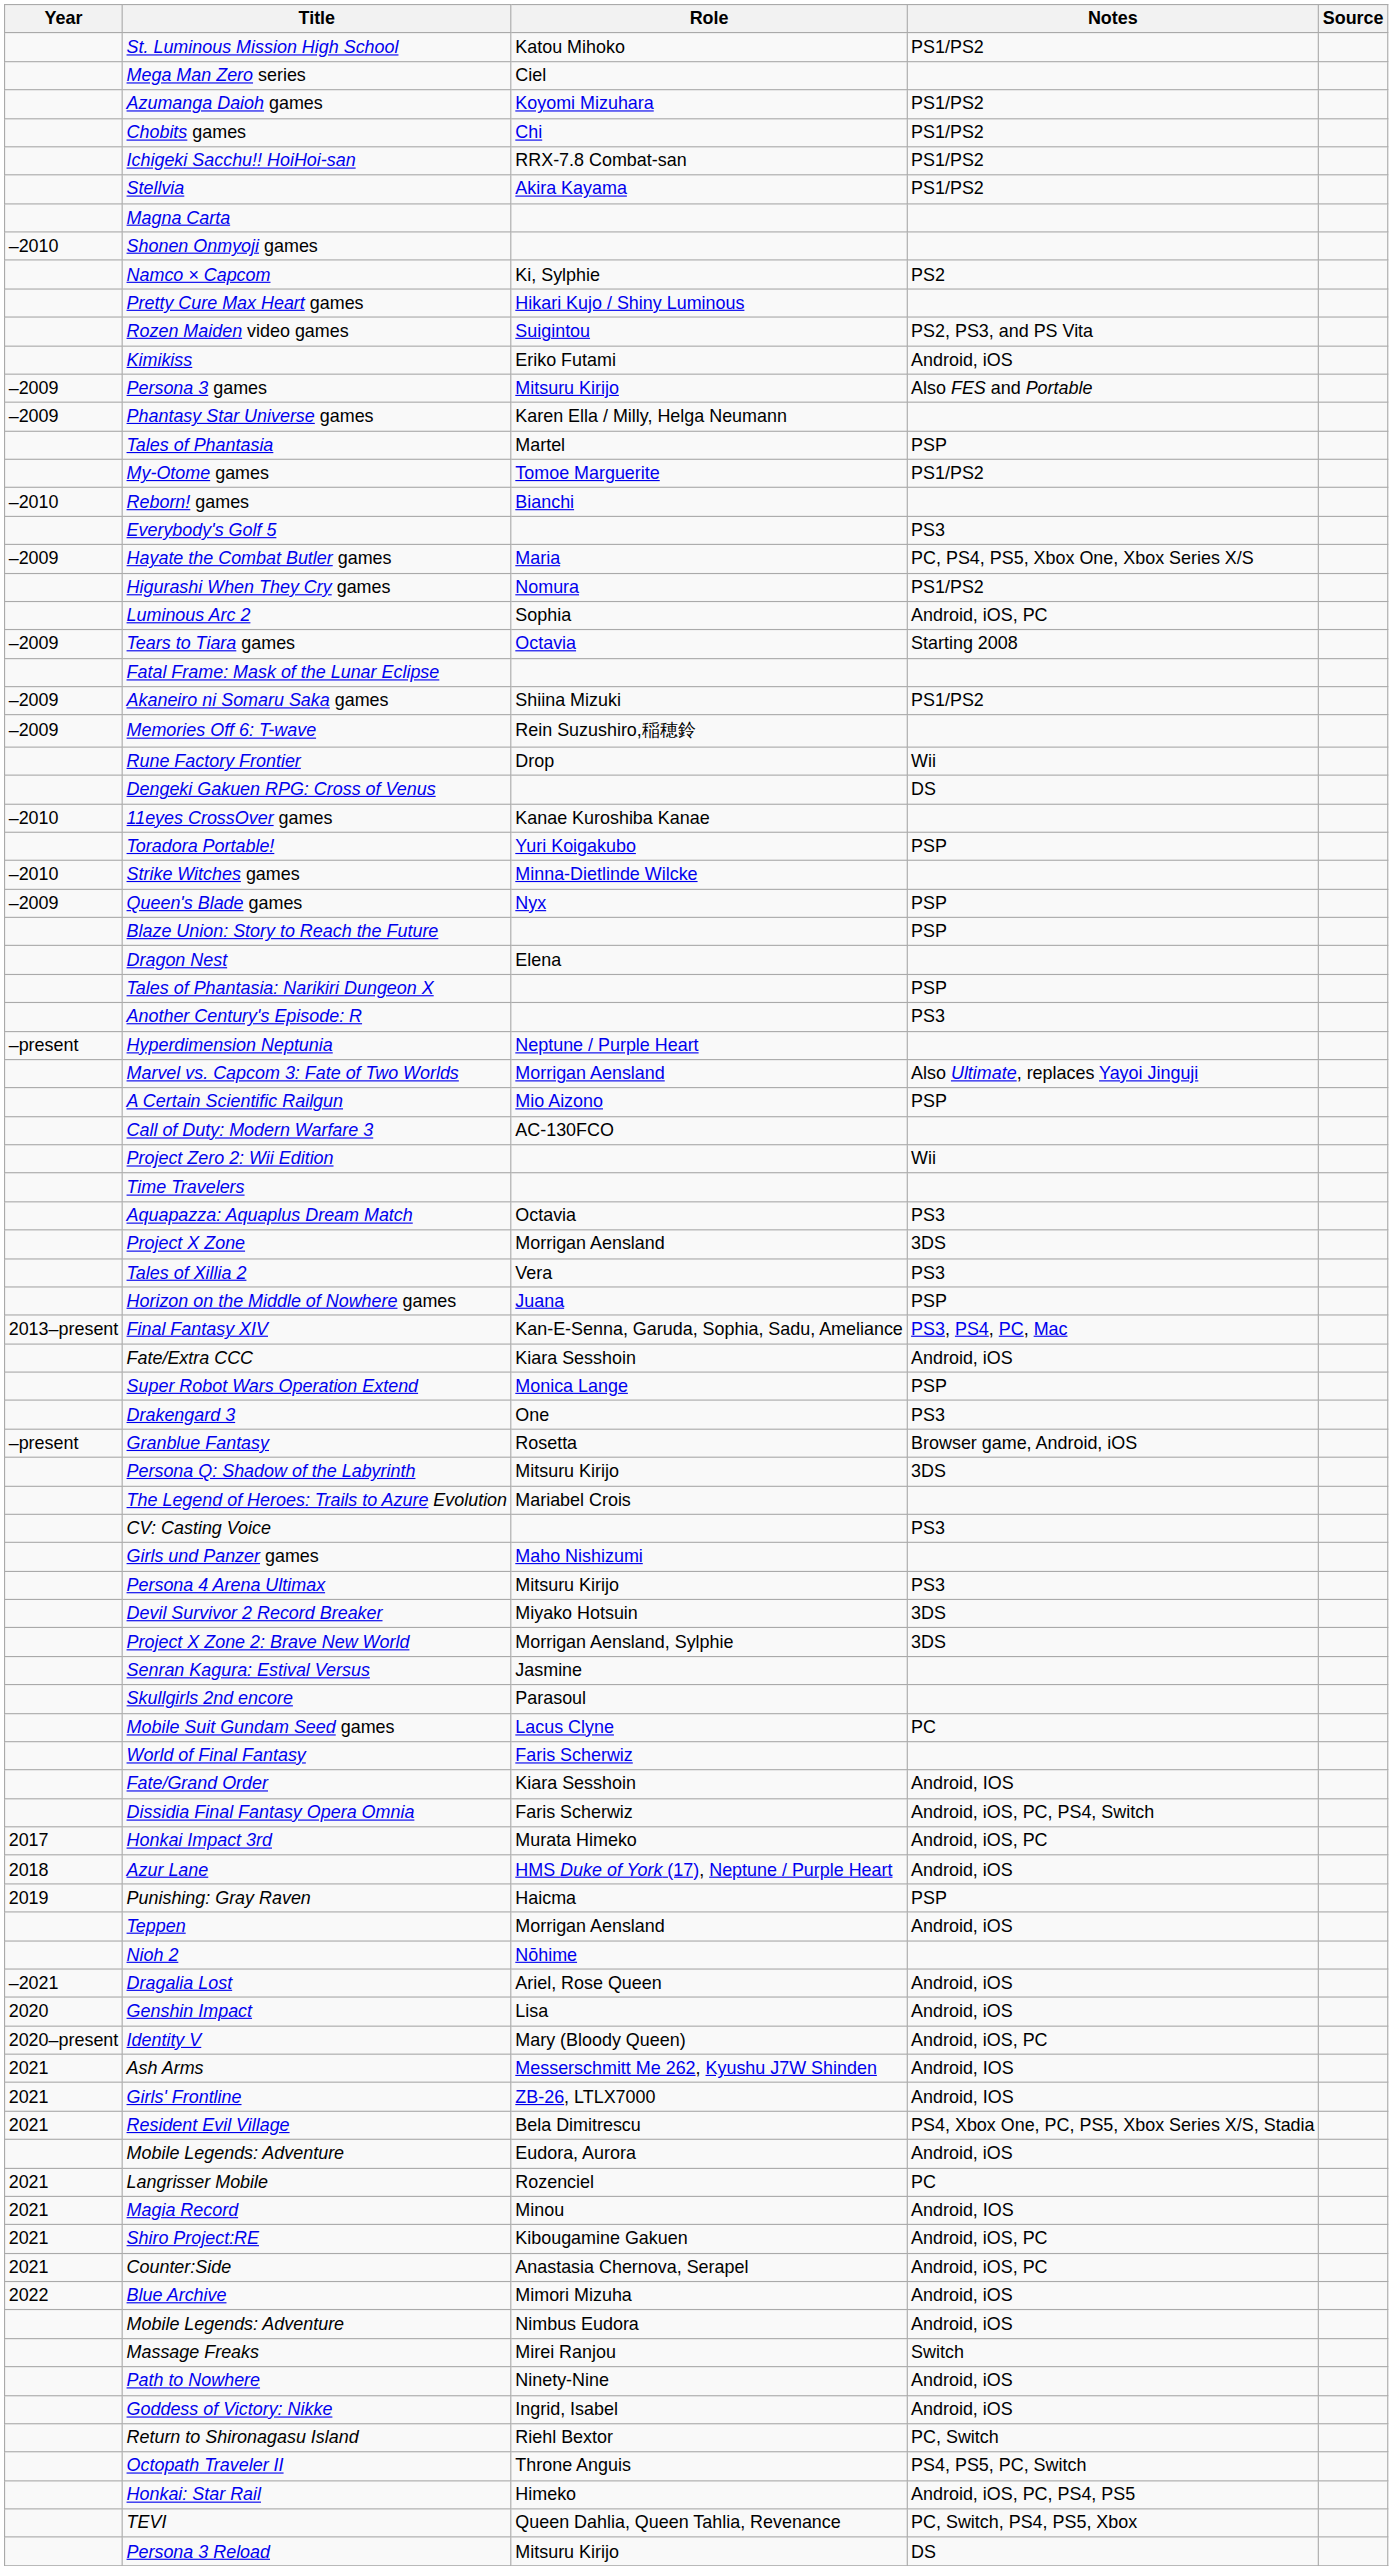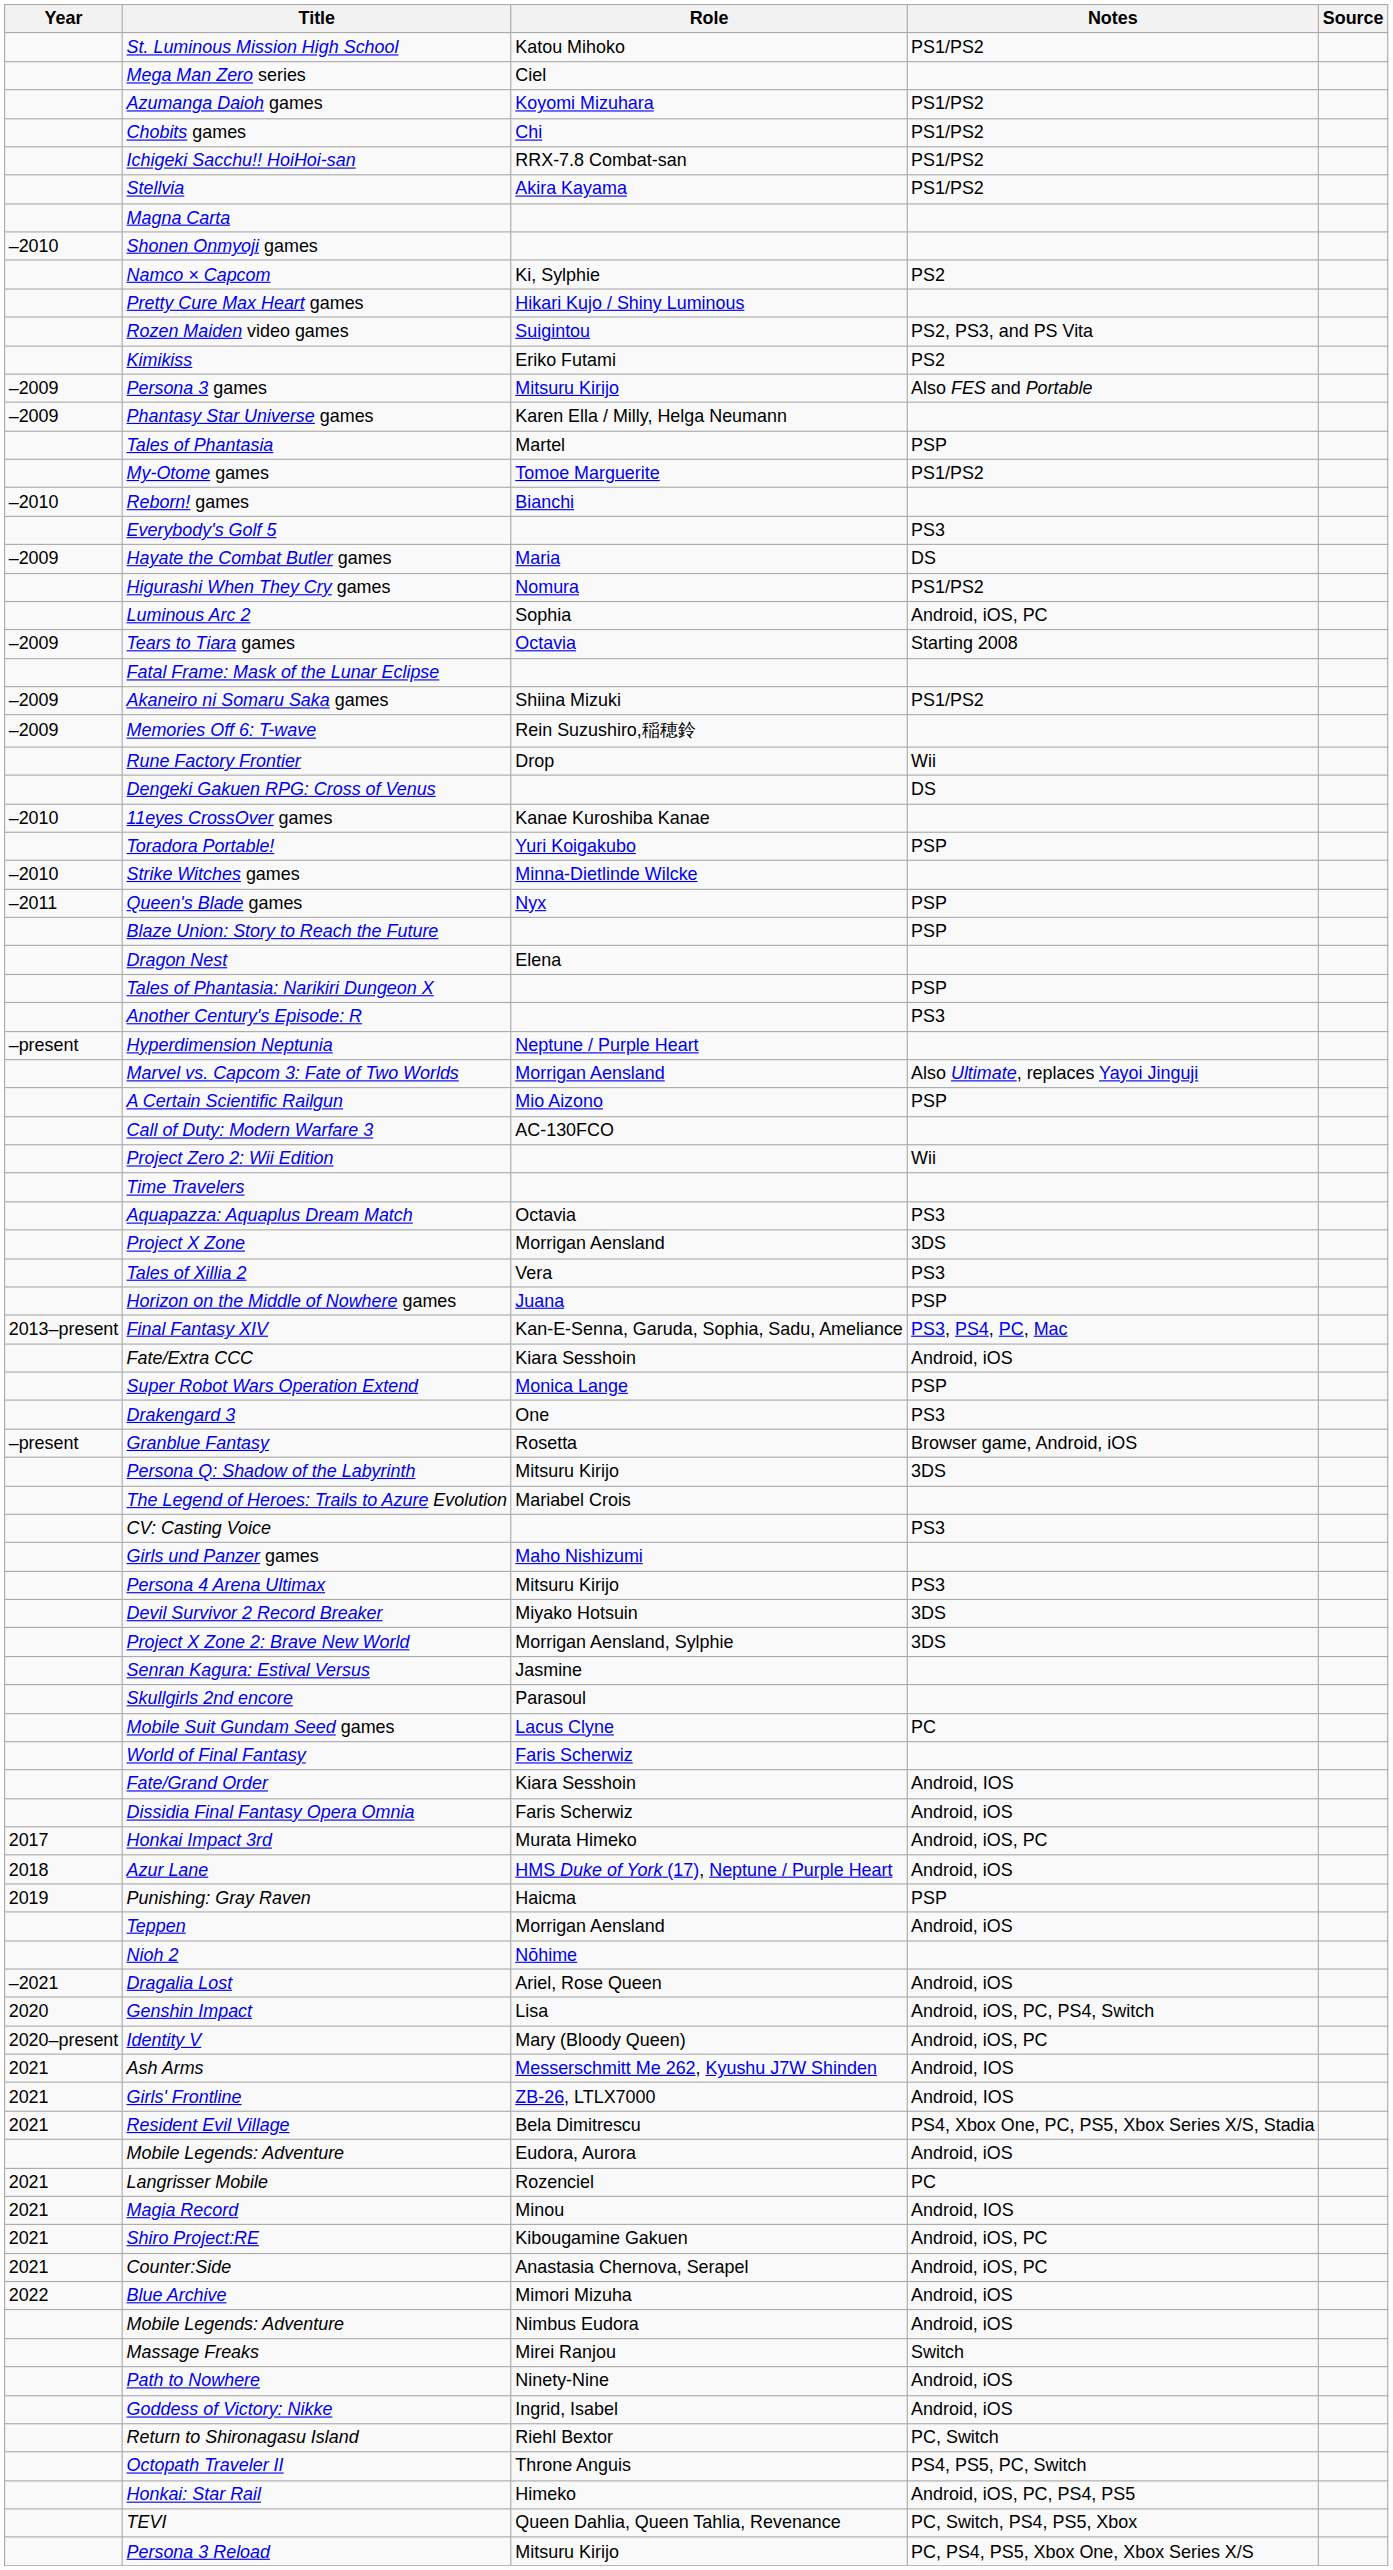(962, 359) Android, iOS -> (928, 359) PS2
(1082, 558) PC, PS4, PS5, Xbox One, Xbox Series X/S -> (924, 558) DS
(34, 903) –2009 -> (33, 903) –2011
(1033, 1812) Android, iOS, PC, PS4, Switch -> (962, 1812) Android, iOS
(962, 2011) Android, iOS -> (1033, 2011) Android, iOS, PC, PS4, Switch
(924, 2551) DS -> (1082, 2551) PC, PS4, PS5, Xbox One, Xbox Series X/S
